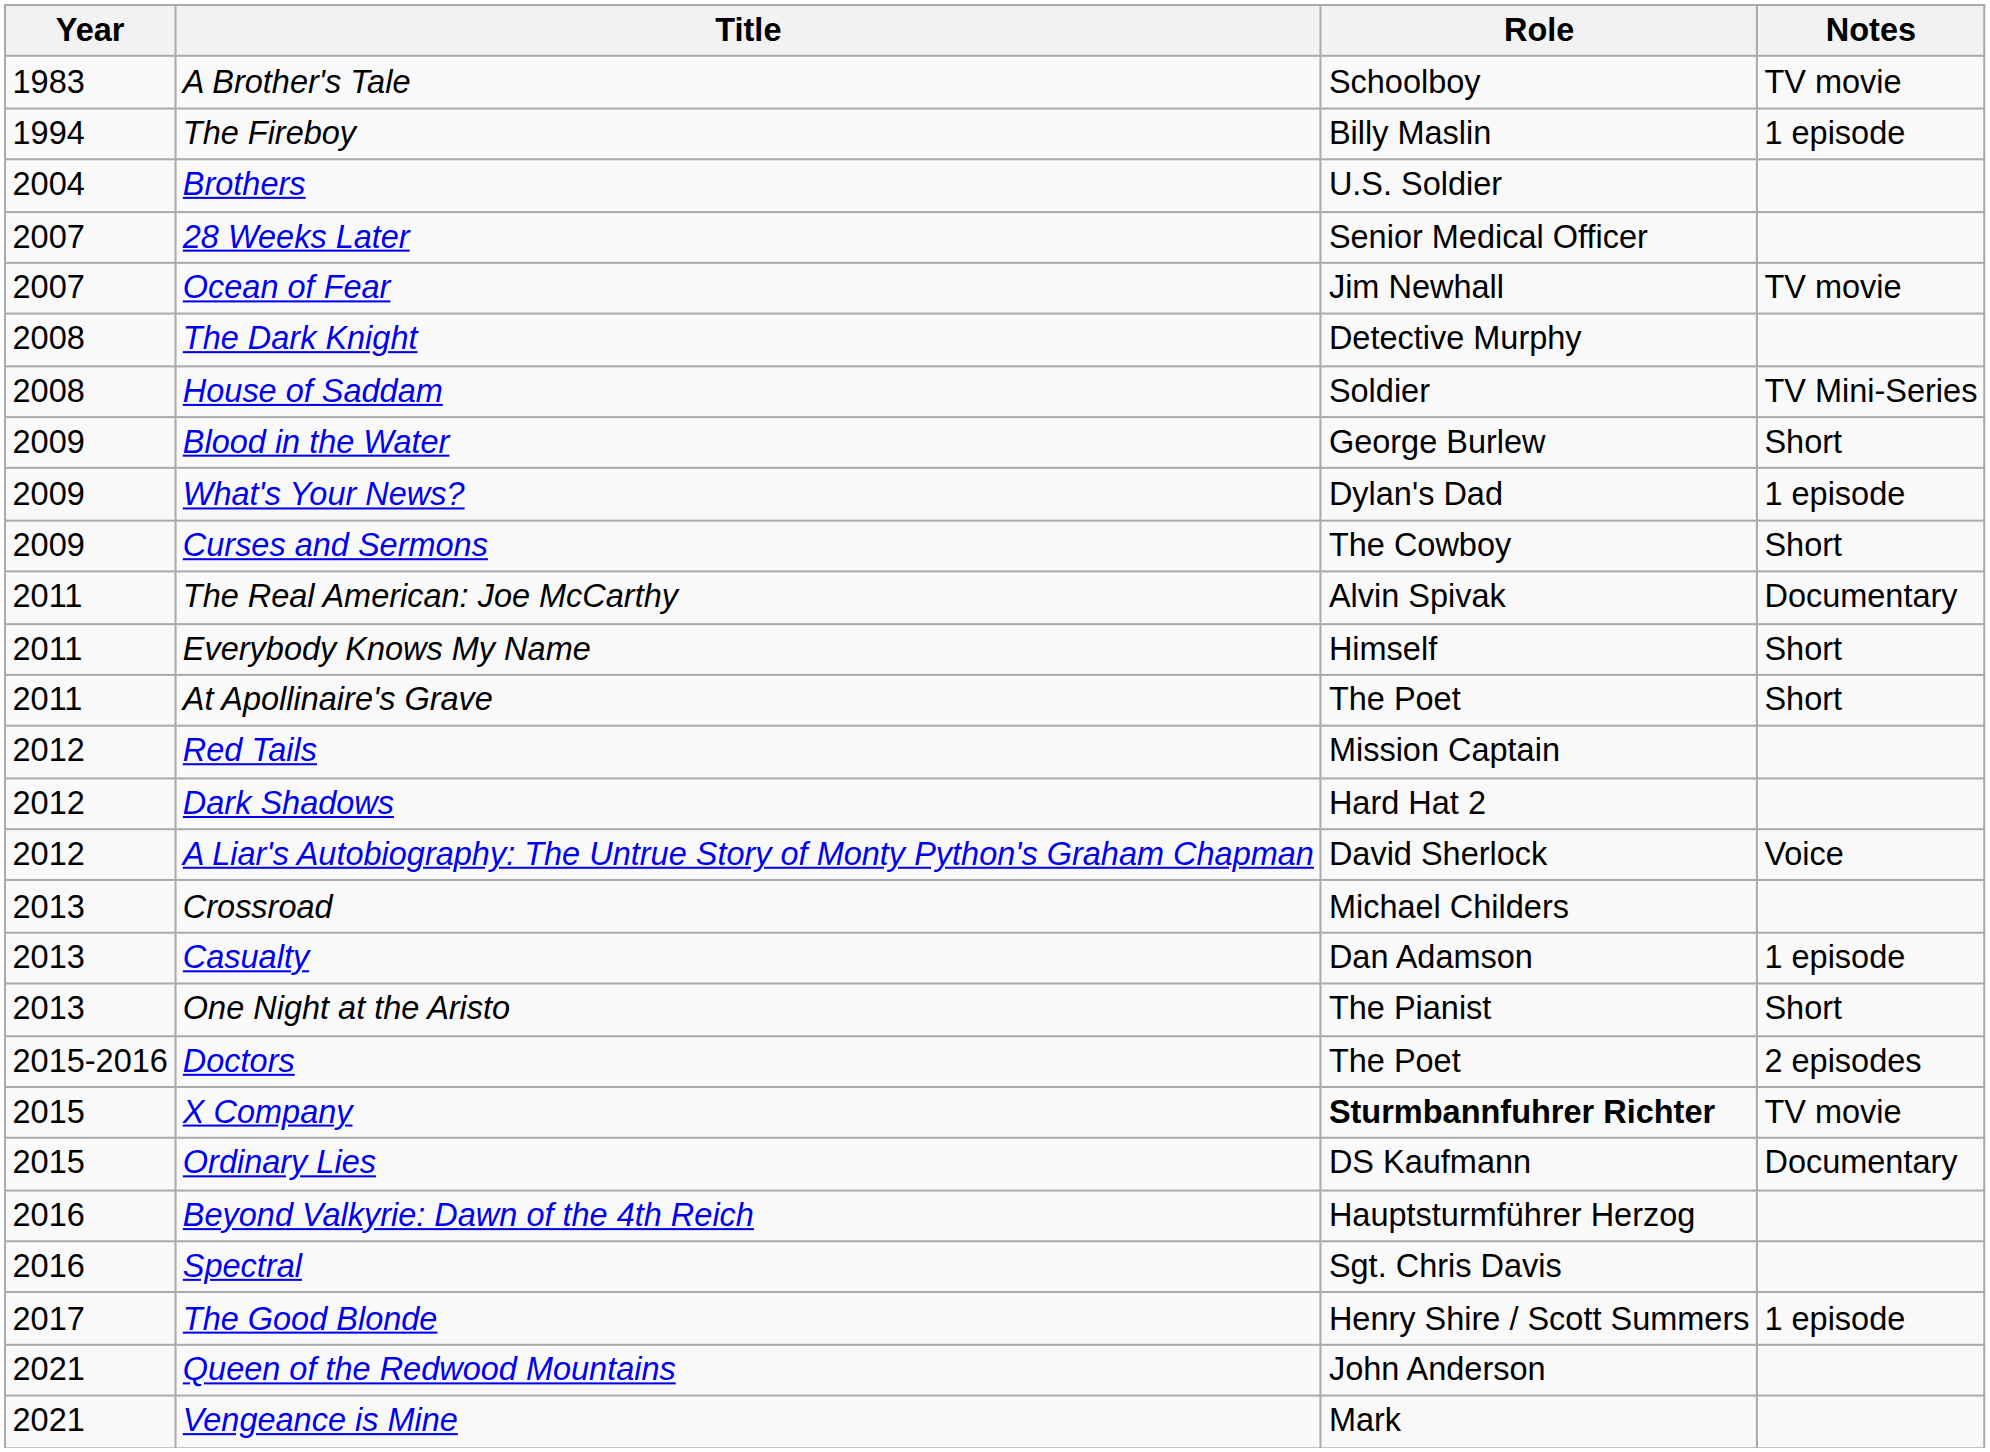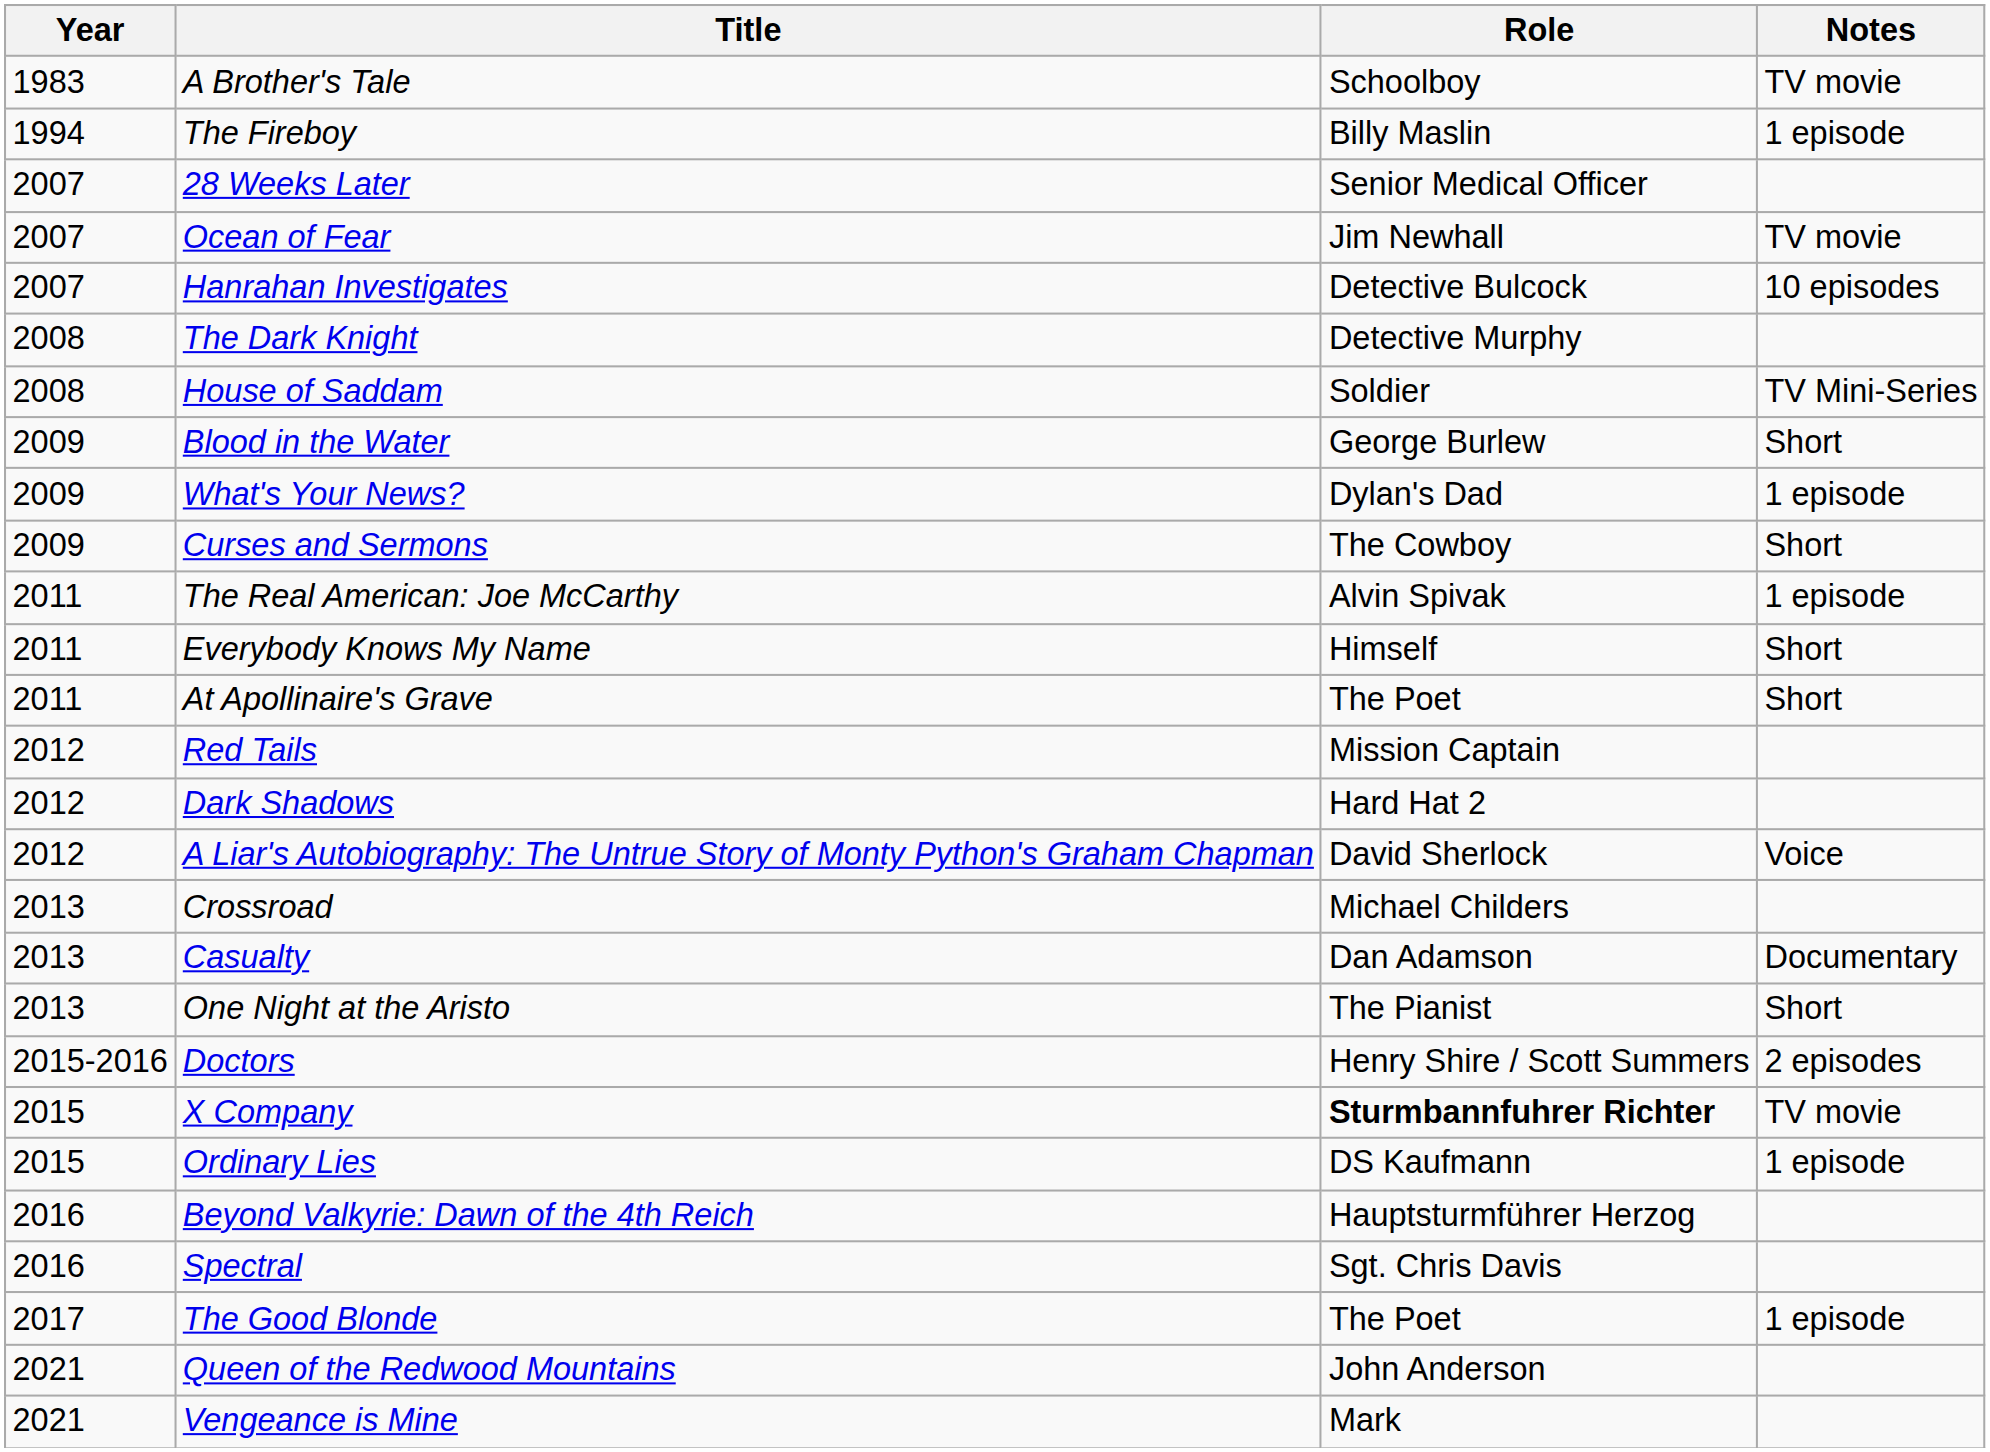- row: (244, 184)
+ row: (345, 287)
(1861, 596) Documentary -> (1835, 596) 1 episode
(1835, 957) 1 episode -> (1861, 957) Documentary
(1395, 1060) The Poet -> (1539, 1060) Henry Shire / Scott Summers
(1861, 1163) Documentary -> (1835, 1163) 1 episode
(1539, 1318) Henry Shire / Scott Summers -> (1395, 1318) The Poet
